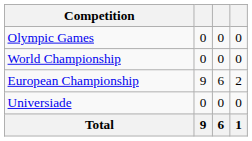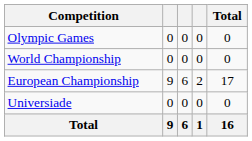+ column: (227, 15)
